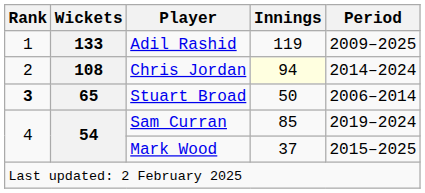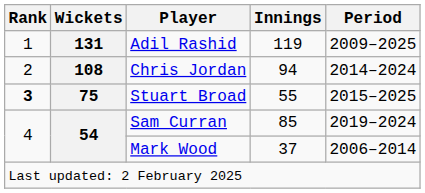(89, 44) 133 -> (89, 44) 131
(288, 70) lightyellow background -> (288, 70) no background
(89, 97) 65 -> (89, 97) 75
(288, 97) 50 -> (288, 97) 55
(373, 97) 2006–2014 -> (373, 97) 2015–2025
(373, 149) 2015–2025 -> (373, 149) 2006–2014
